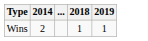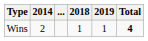+ column: (130, 12)
